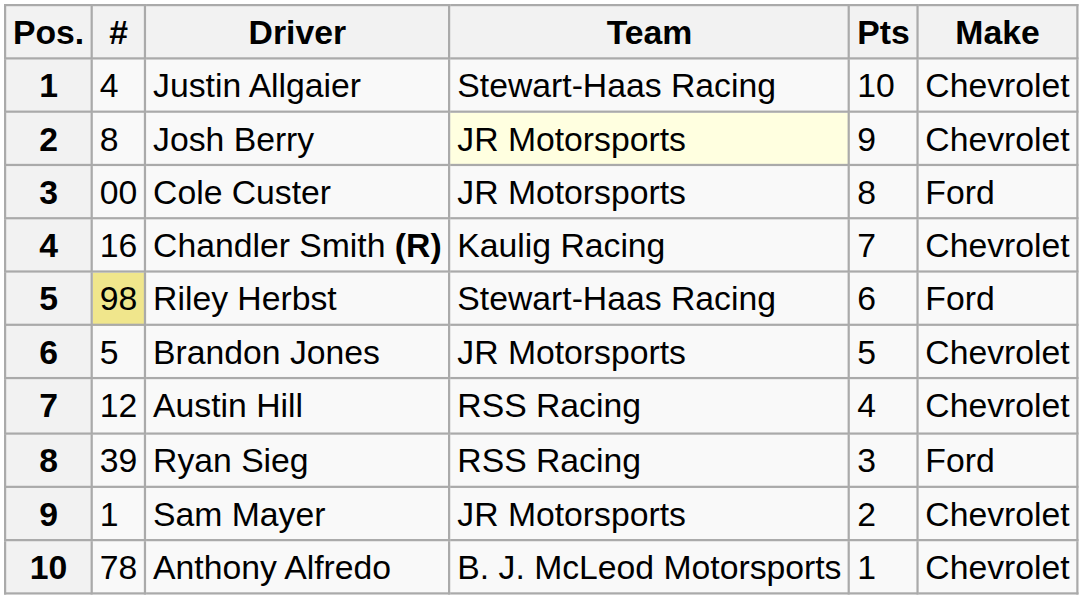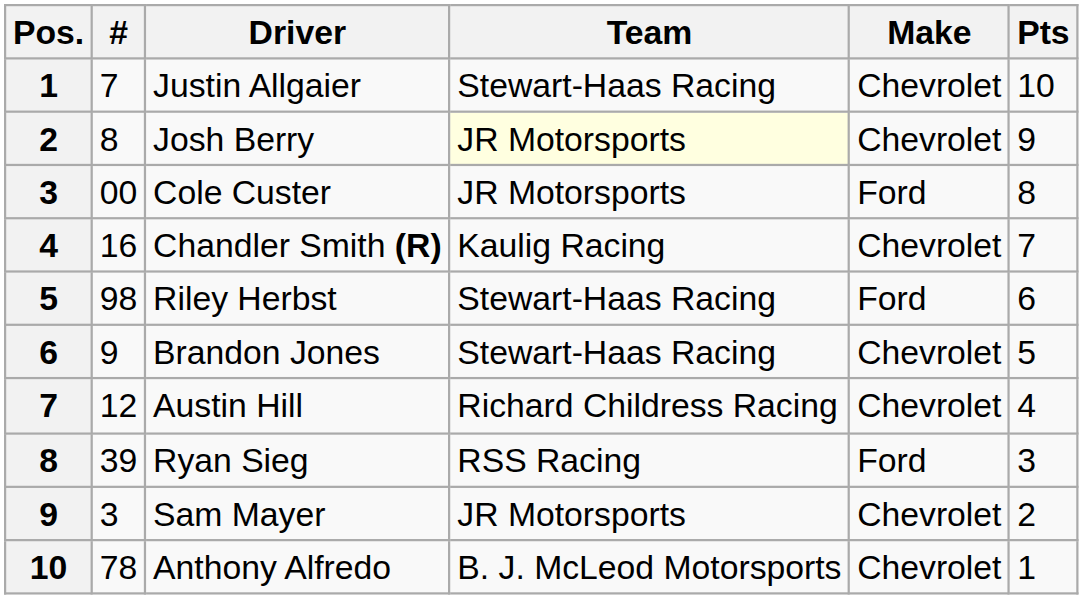columns swapped: (997, 32) <-> (883, 32)
(109, 85) 4 -> (109, 85) 7
(119, 299) khaki background -> (119, 299) no background
(109, 353) 5 -> (109, 353) 9
(572, 353) JR Motorsports -> (617, 353) Stewart-Haas Racing
(549, 406) RSS Racing -> (648, 406) Richard Childress Racing
(109, 513) 1 -> (109, 513) 3
